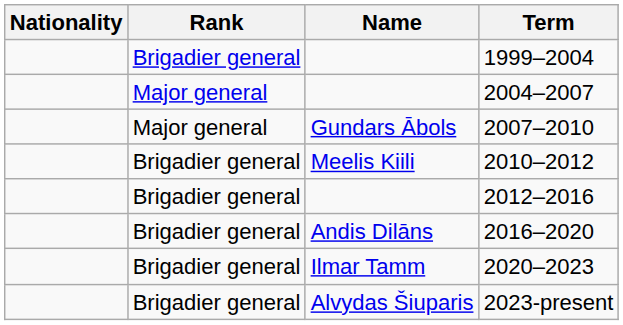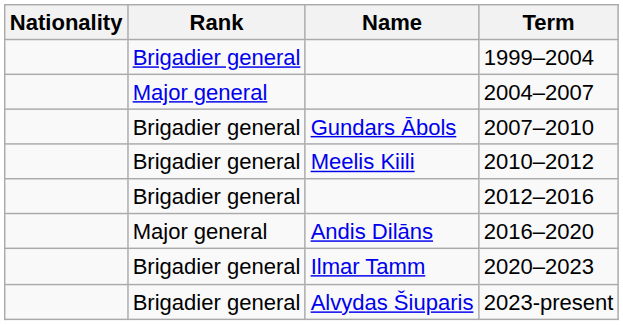(200, 127) Major general -> (217, 127) Brigadier general
(217, 232) Brigadier general -> (200, 232) Major general
